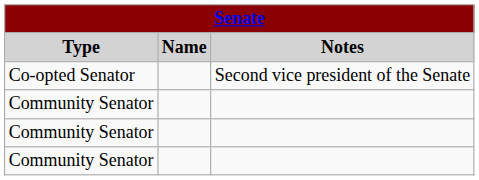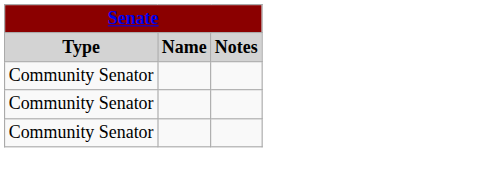- row: (72, 75)
